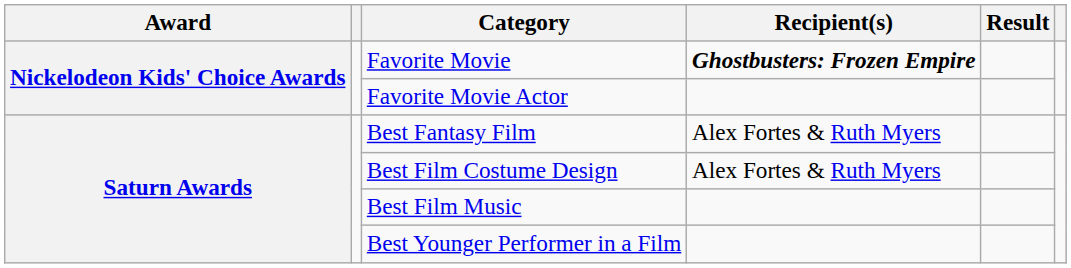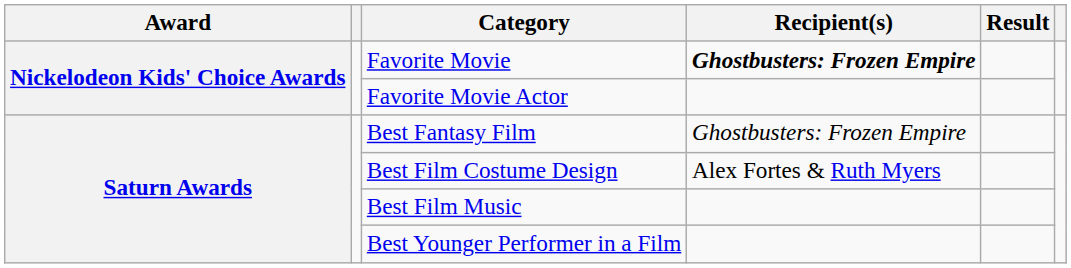(816, 133) Alex Fortes & Ruth Myers -> (829, 133) Ghostbusters: Frozen Empire
